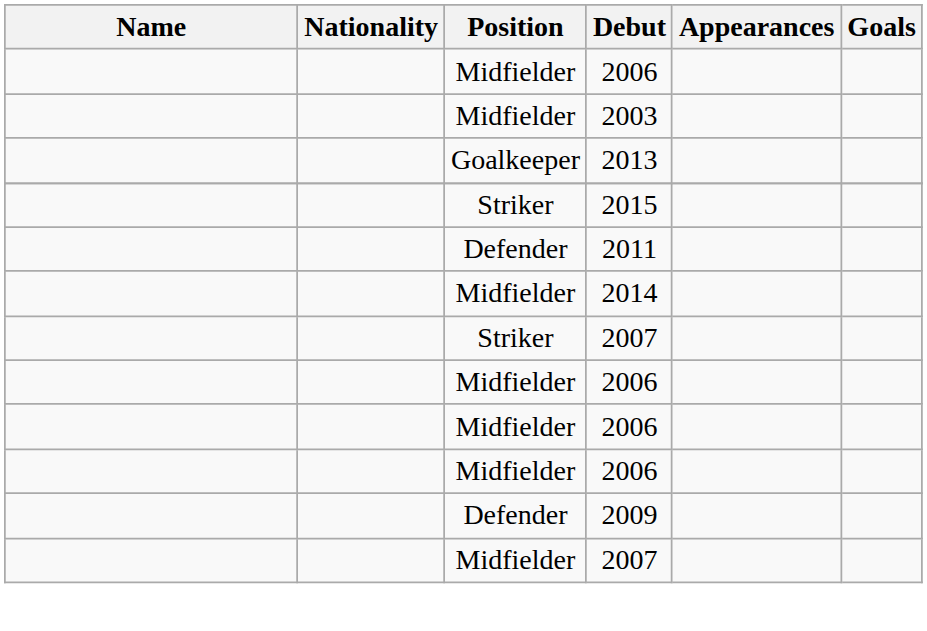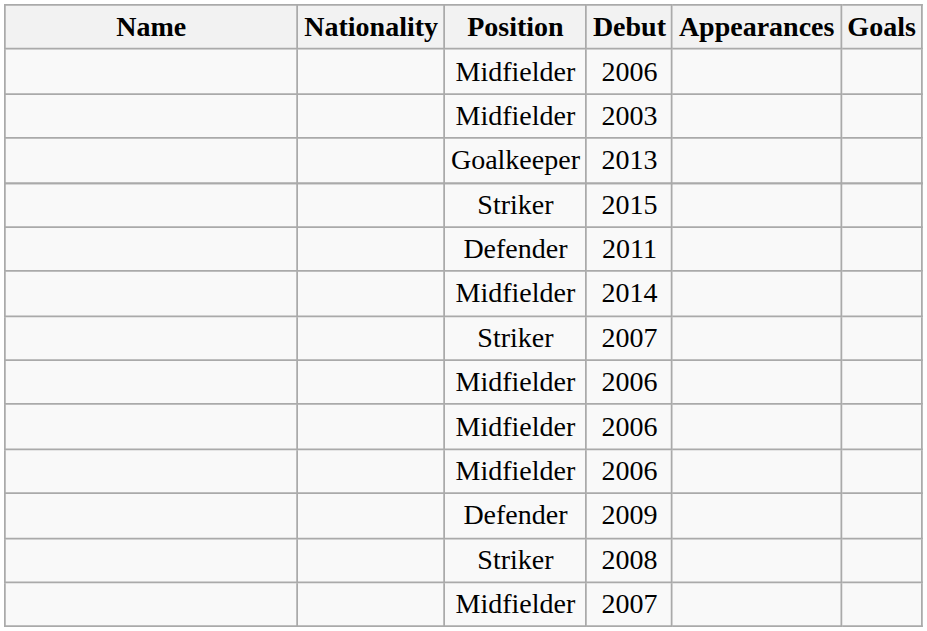+ row: (515, 559)
